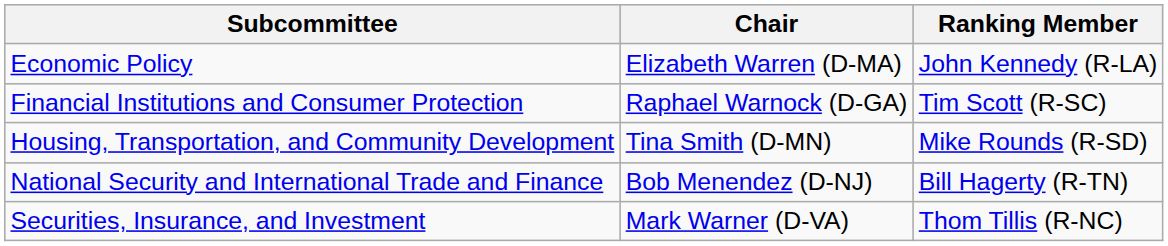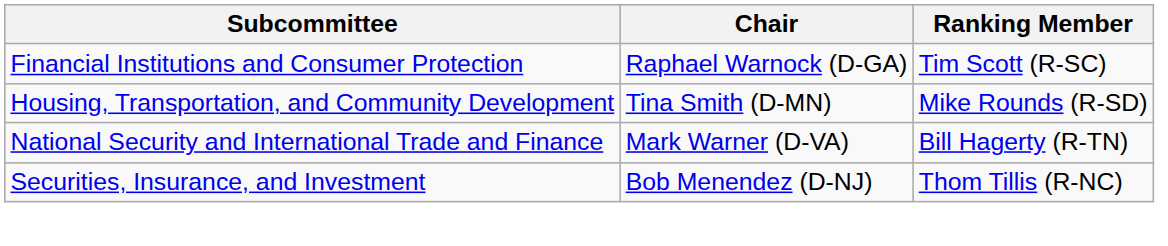- row: (101, 63)
(749, 181) Bob Menendez (D-NJ) -> (737, 142) Mark Warner (D-VA)
(737, 220) Mark Warner (D-VA) -> (749, 181) Bob Menendez (D-NJ)
